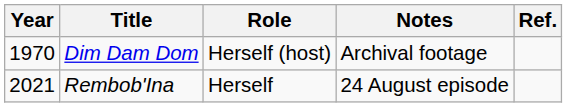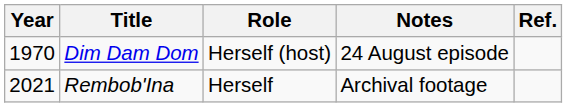(414, 53) Archival footage -> (425, 53) 24 August episode
(425, 85) 24 August episode -> (414, 85) Archival footage
